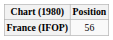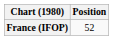(89, 27) 56 -> (89, 27) 52
